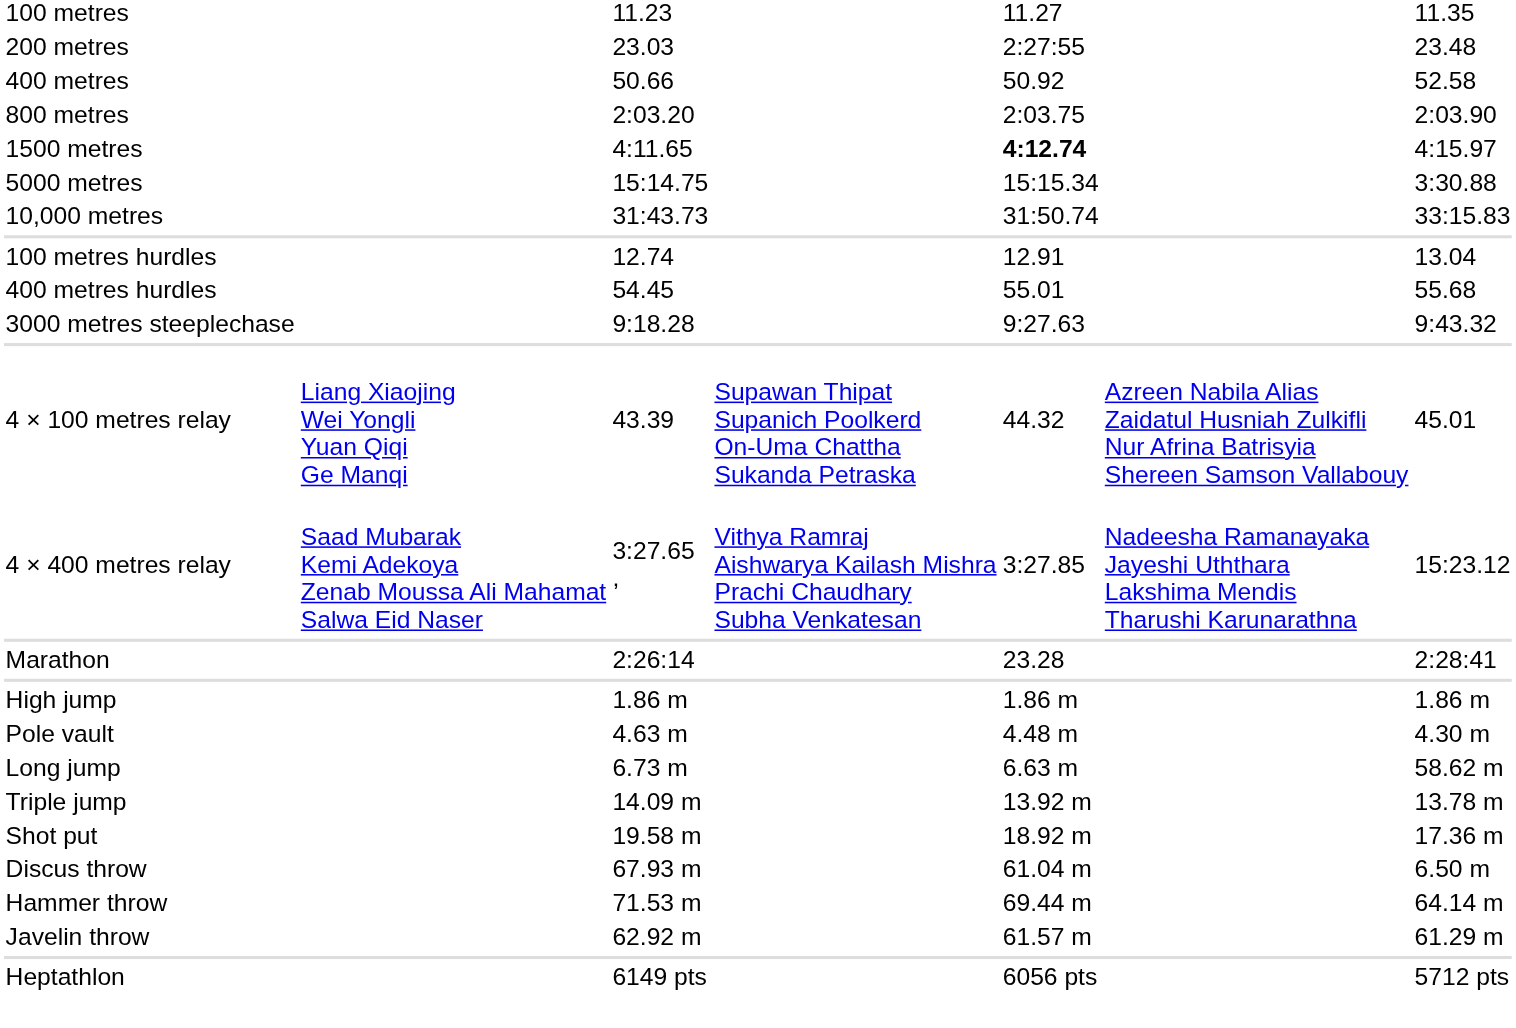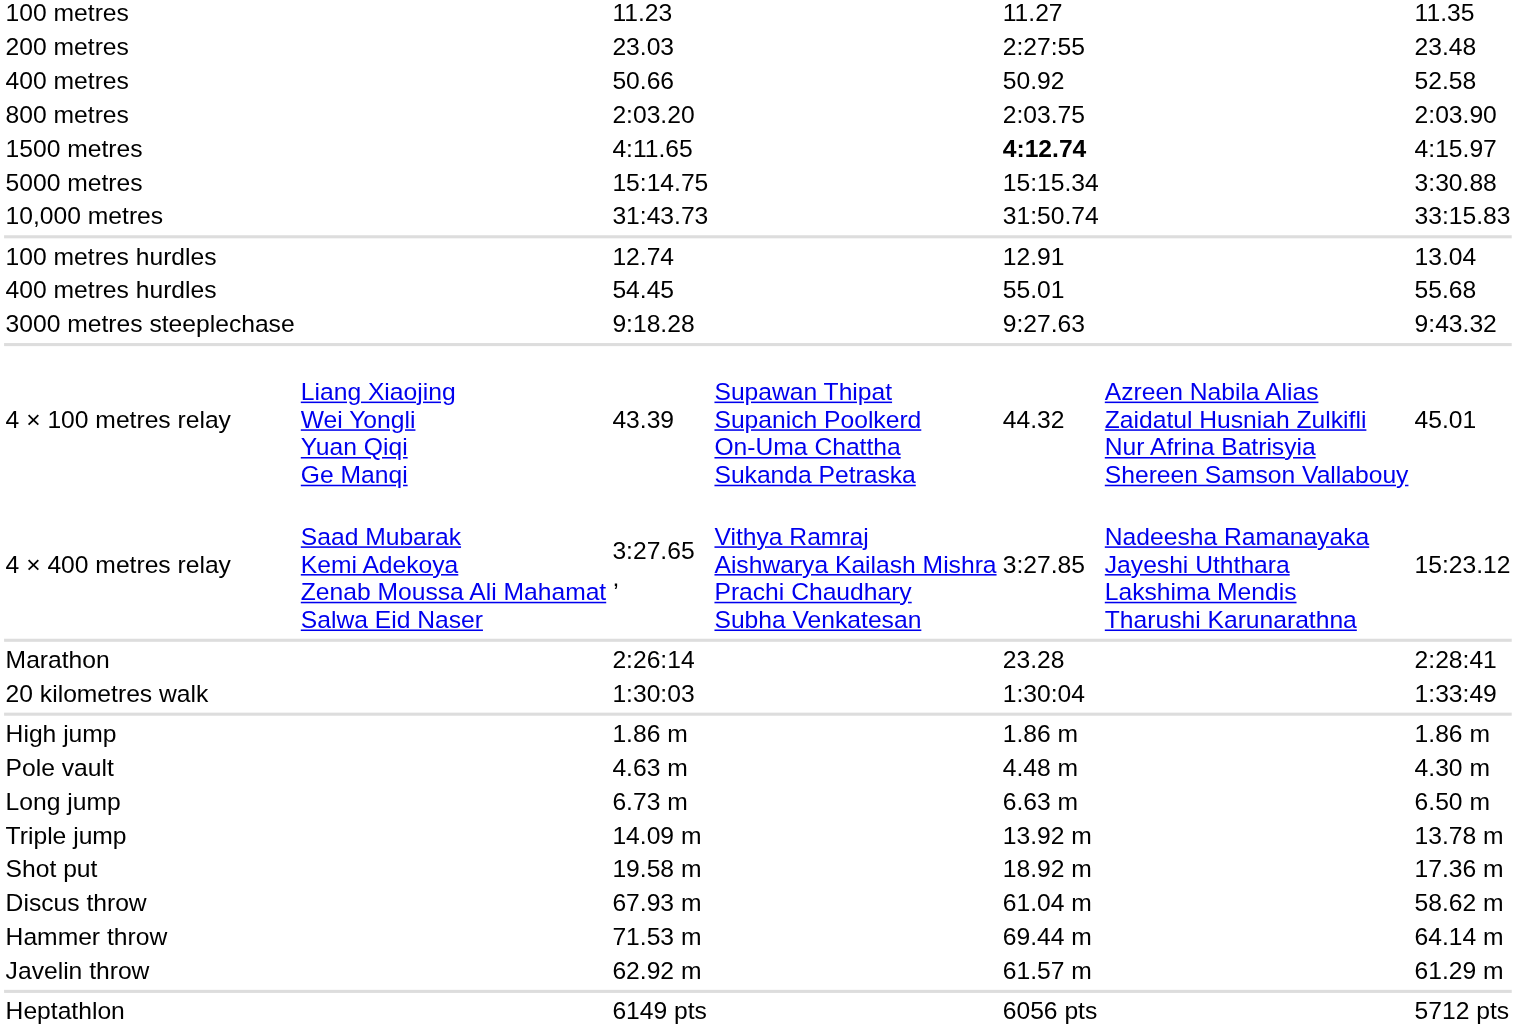+ row: (107, 693)
(1459, 767) 58.62 m -> (1452, 801) 6.50 m
(1452, 869) 6.50 m -> (1459, 903) 58.62 m
